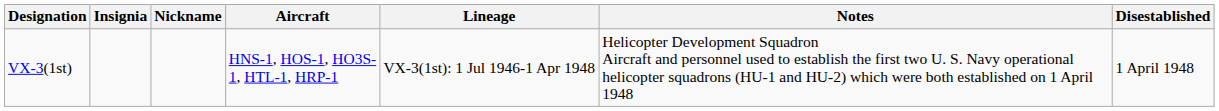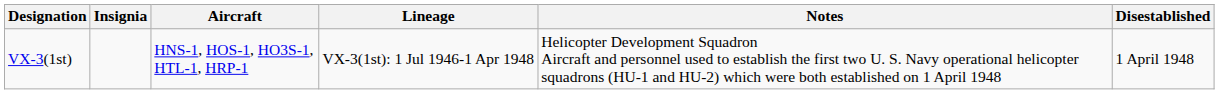- column: (188, 16)
